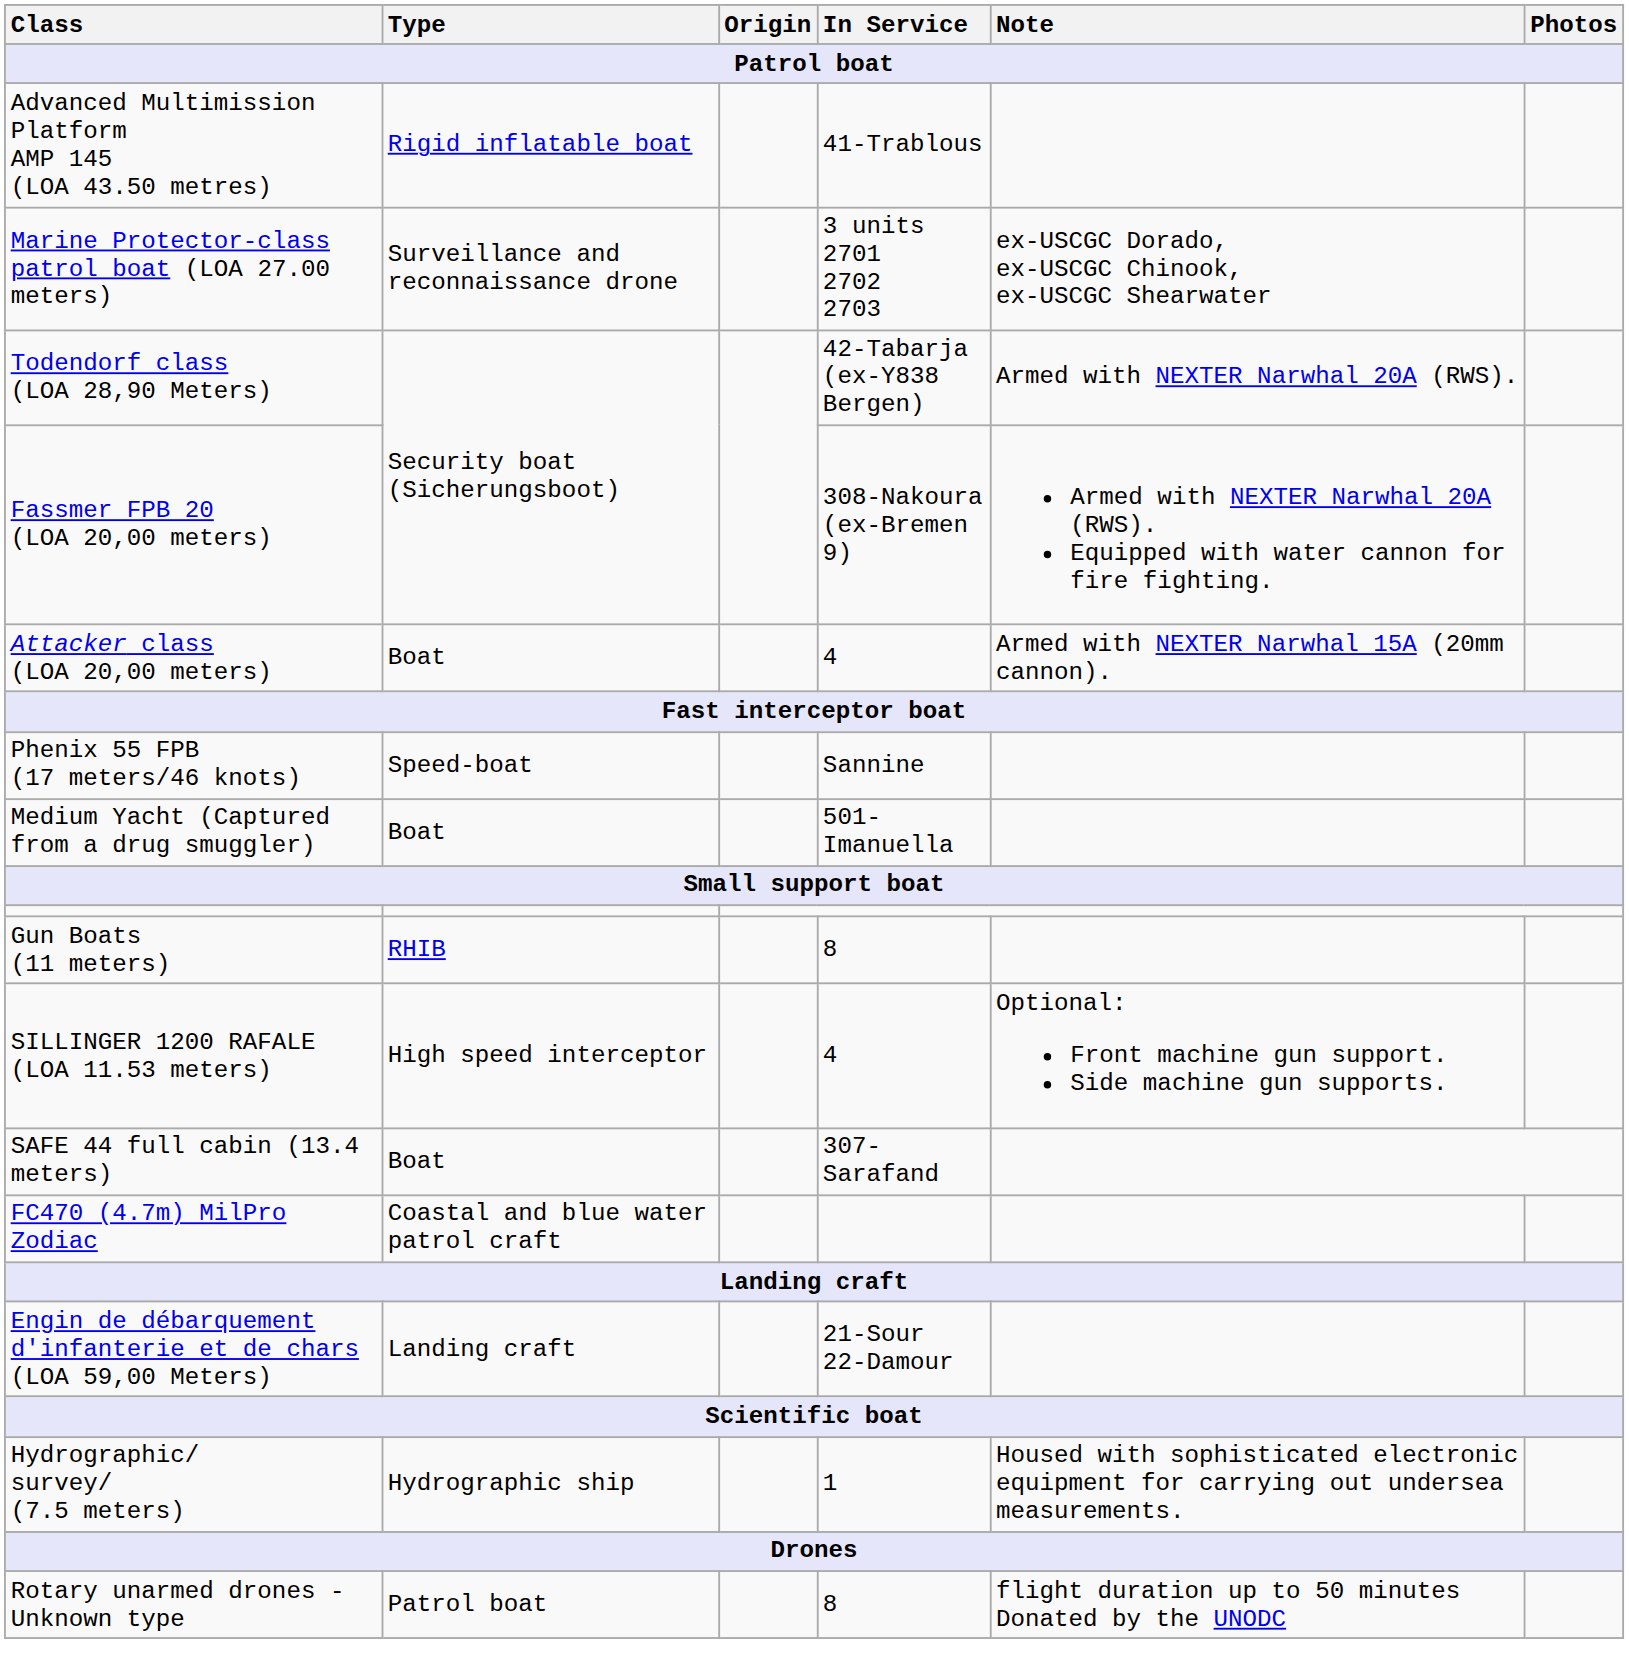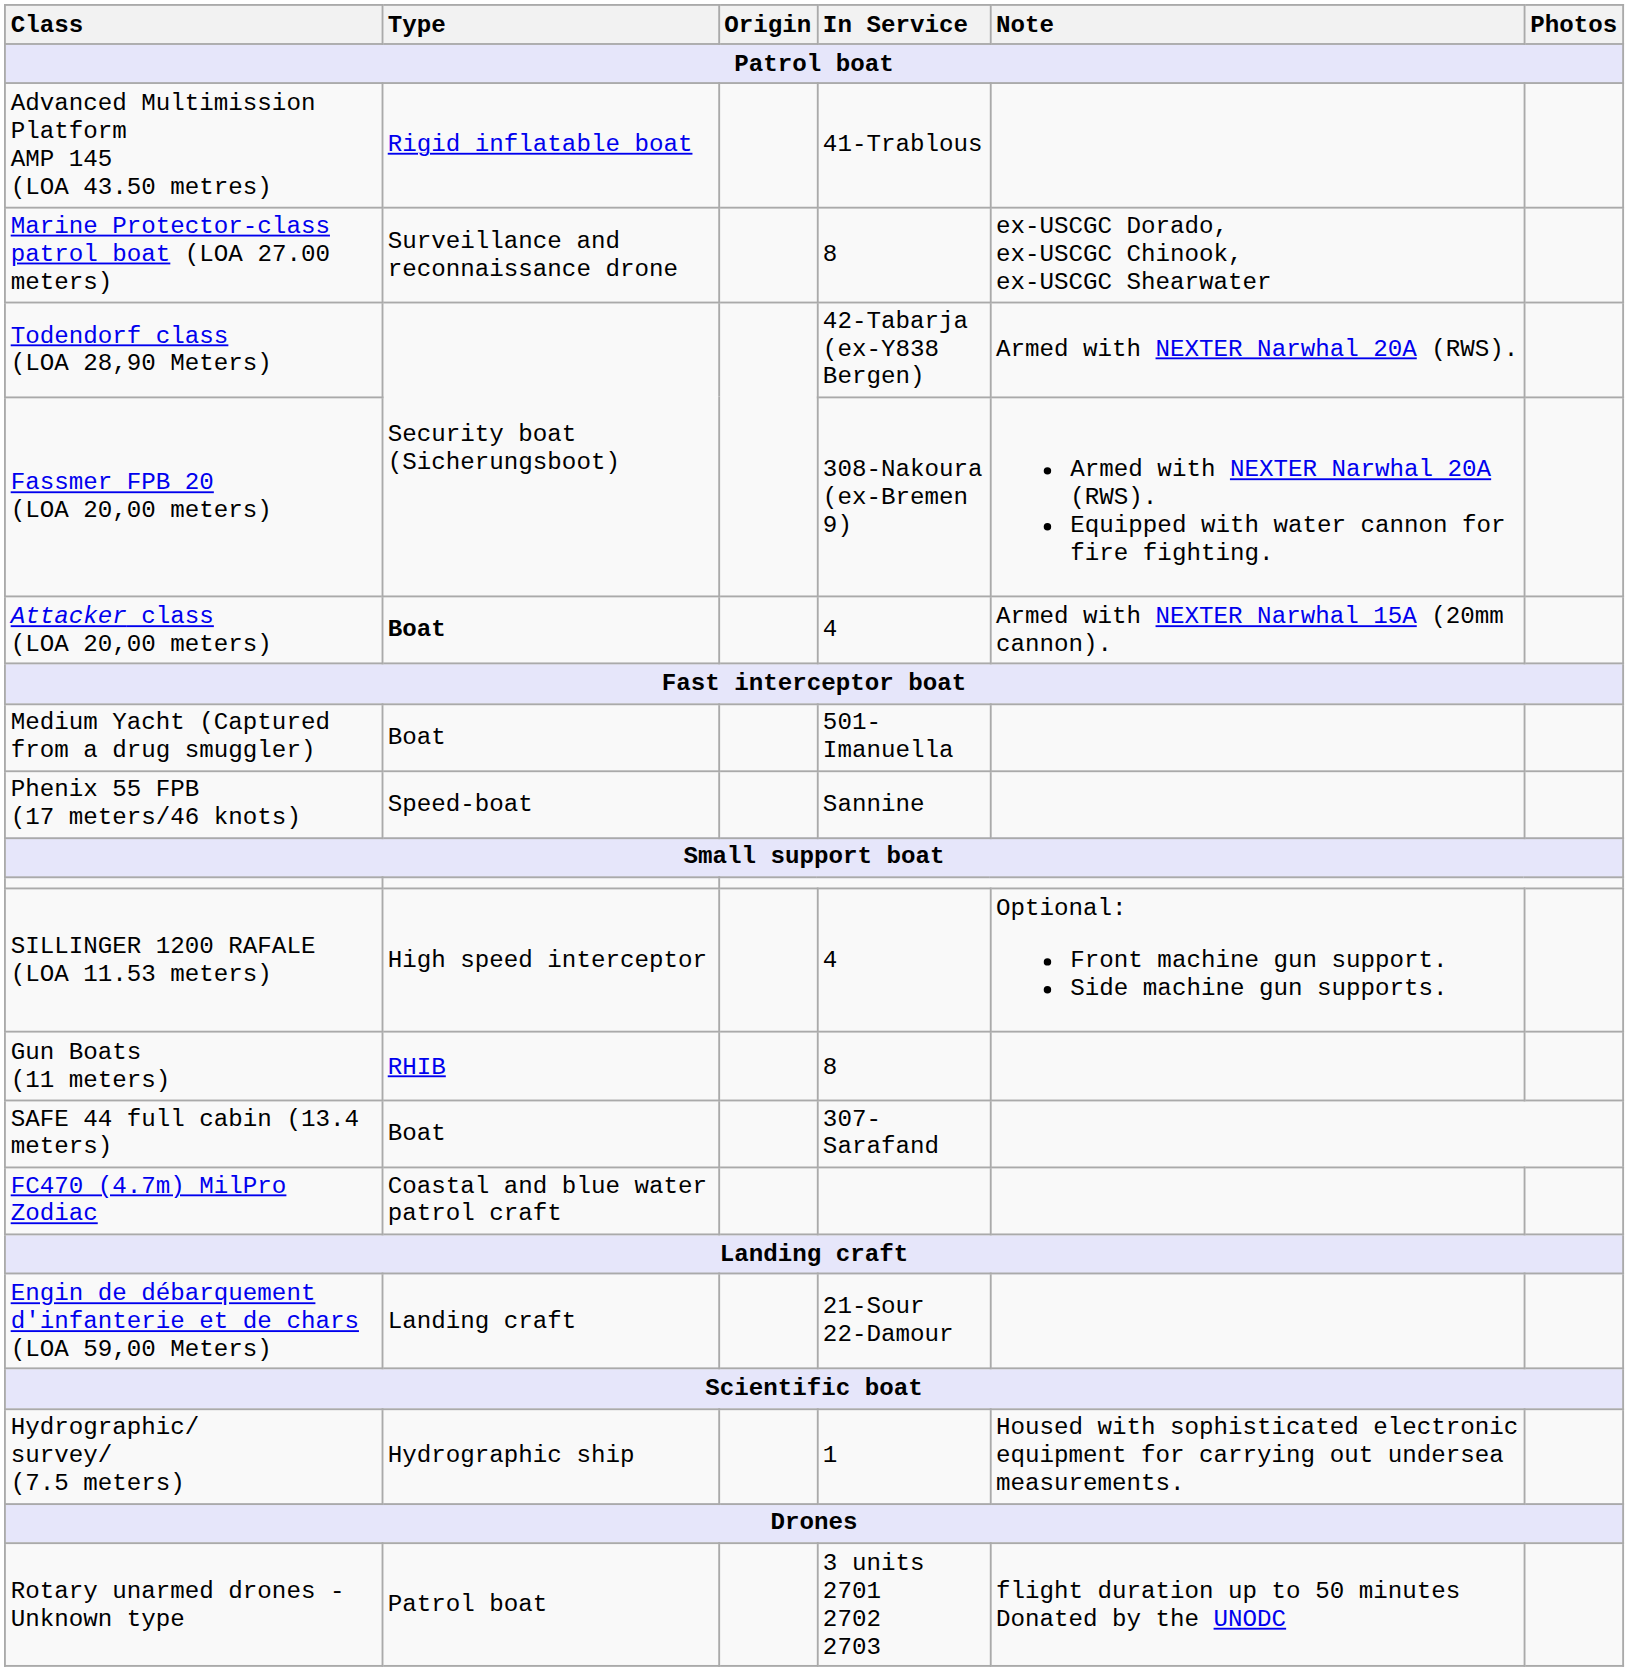(874, 268) 3 units 2701 2702 2703 -> (830, 254) 8
(417, 658) normal -> (417, 630) bold
rows swapped: (156, 765) <-> (170, 832)
rows swapped: (163, 1056) <-> (91, 950)
(830, 1605) 8 -> (874, 1605) 3 units 2701 2702 2703
